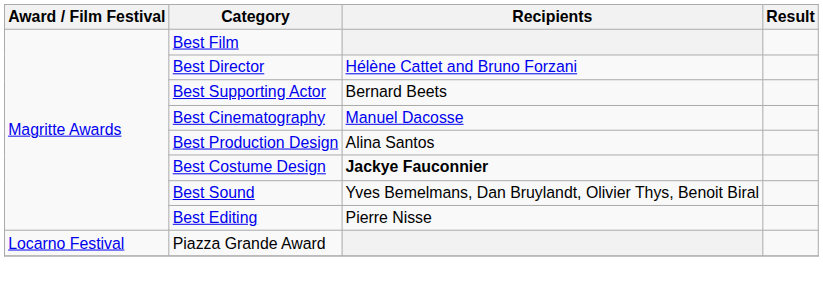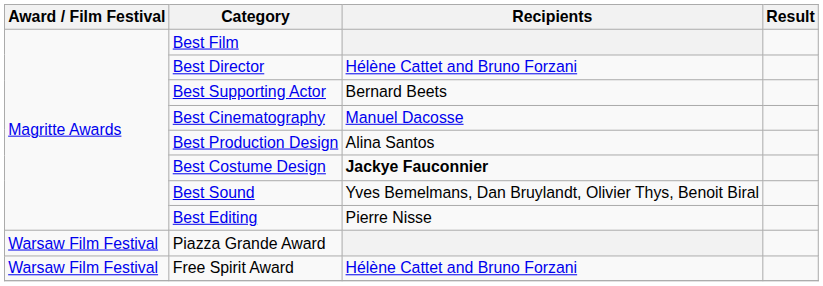(66, 243) Locarno Festival -> (83, 243) Warsaw Film Festival
+ row: (233, 268)
